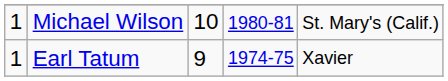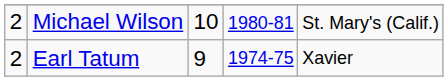(16, 22) 1 -> (16, 22) 2
(16, 57) 1 -> (16, 57) 2
